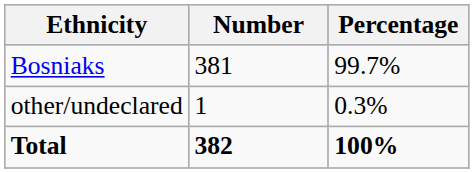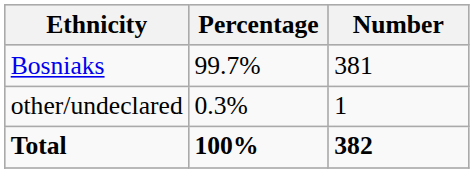columns swapped: (258, 24) <-> (398, 24)
